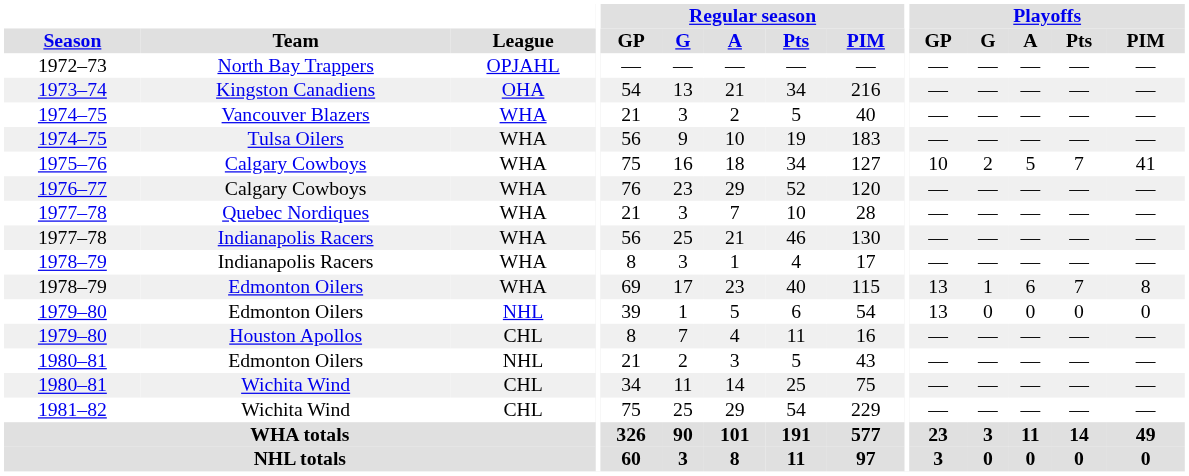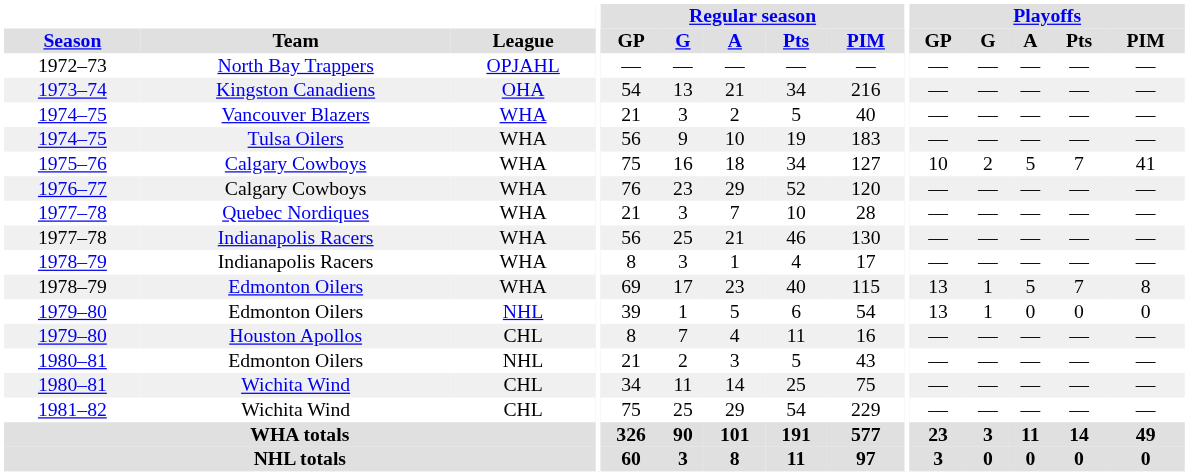(1030, 286) 6 -> (1030, 286) 5
(988, 311) 0 -> (988, 311) 1
